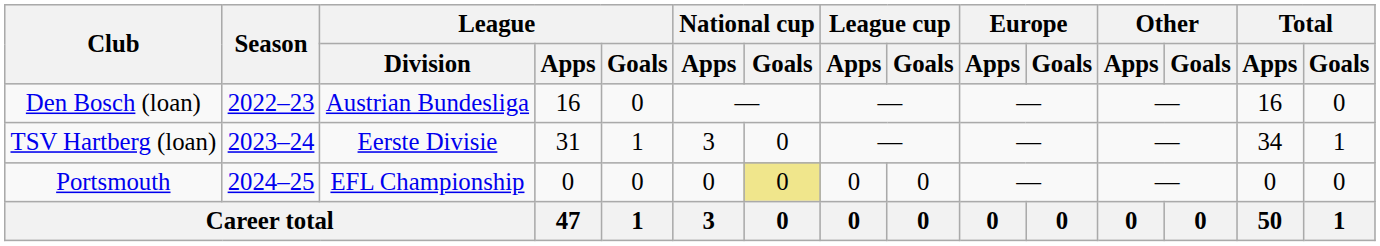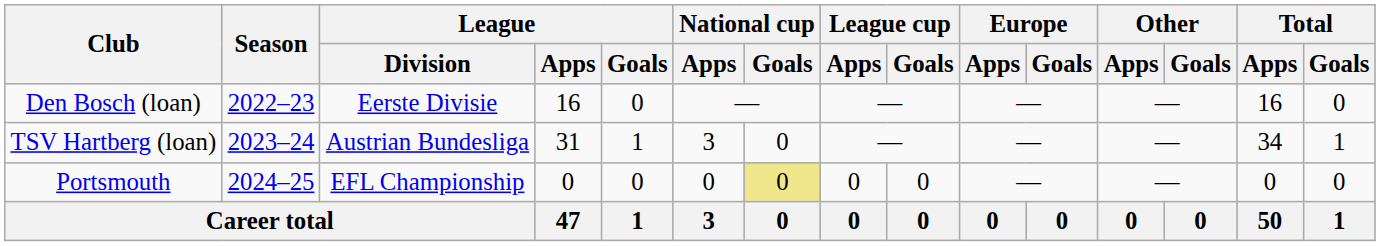(427, 102) Austrian Bundesliga -> (427, 102) Eerste Divisie
(427, 142) Eerste Divisie -> (427, 142) Austrian Bundesliga
